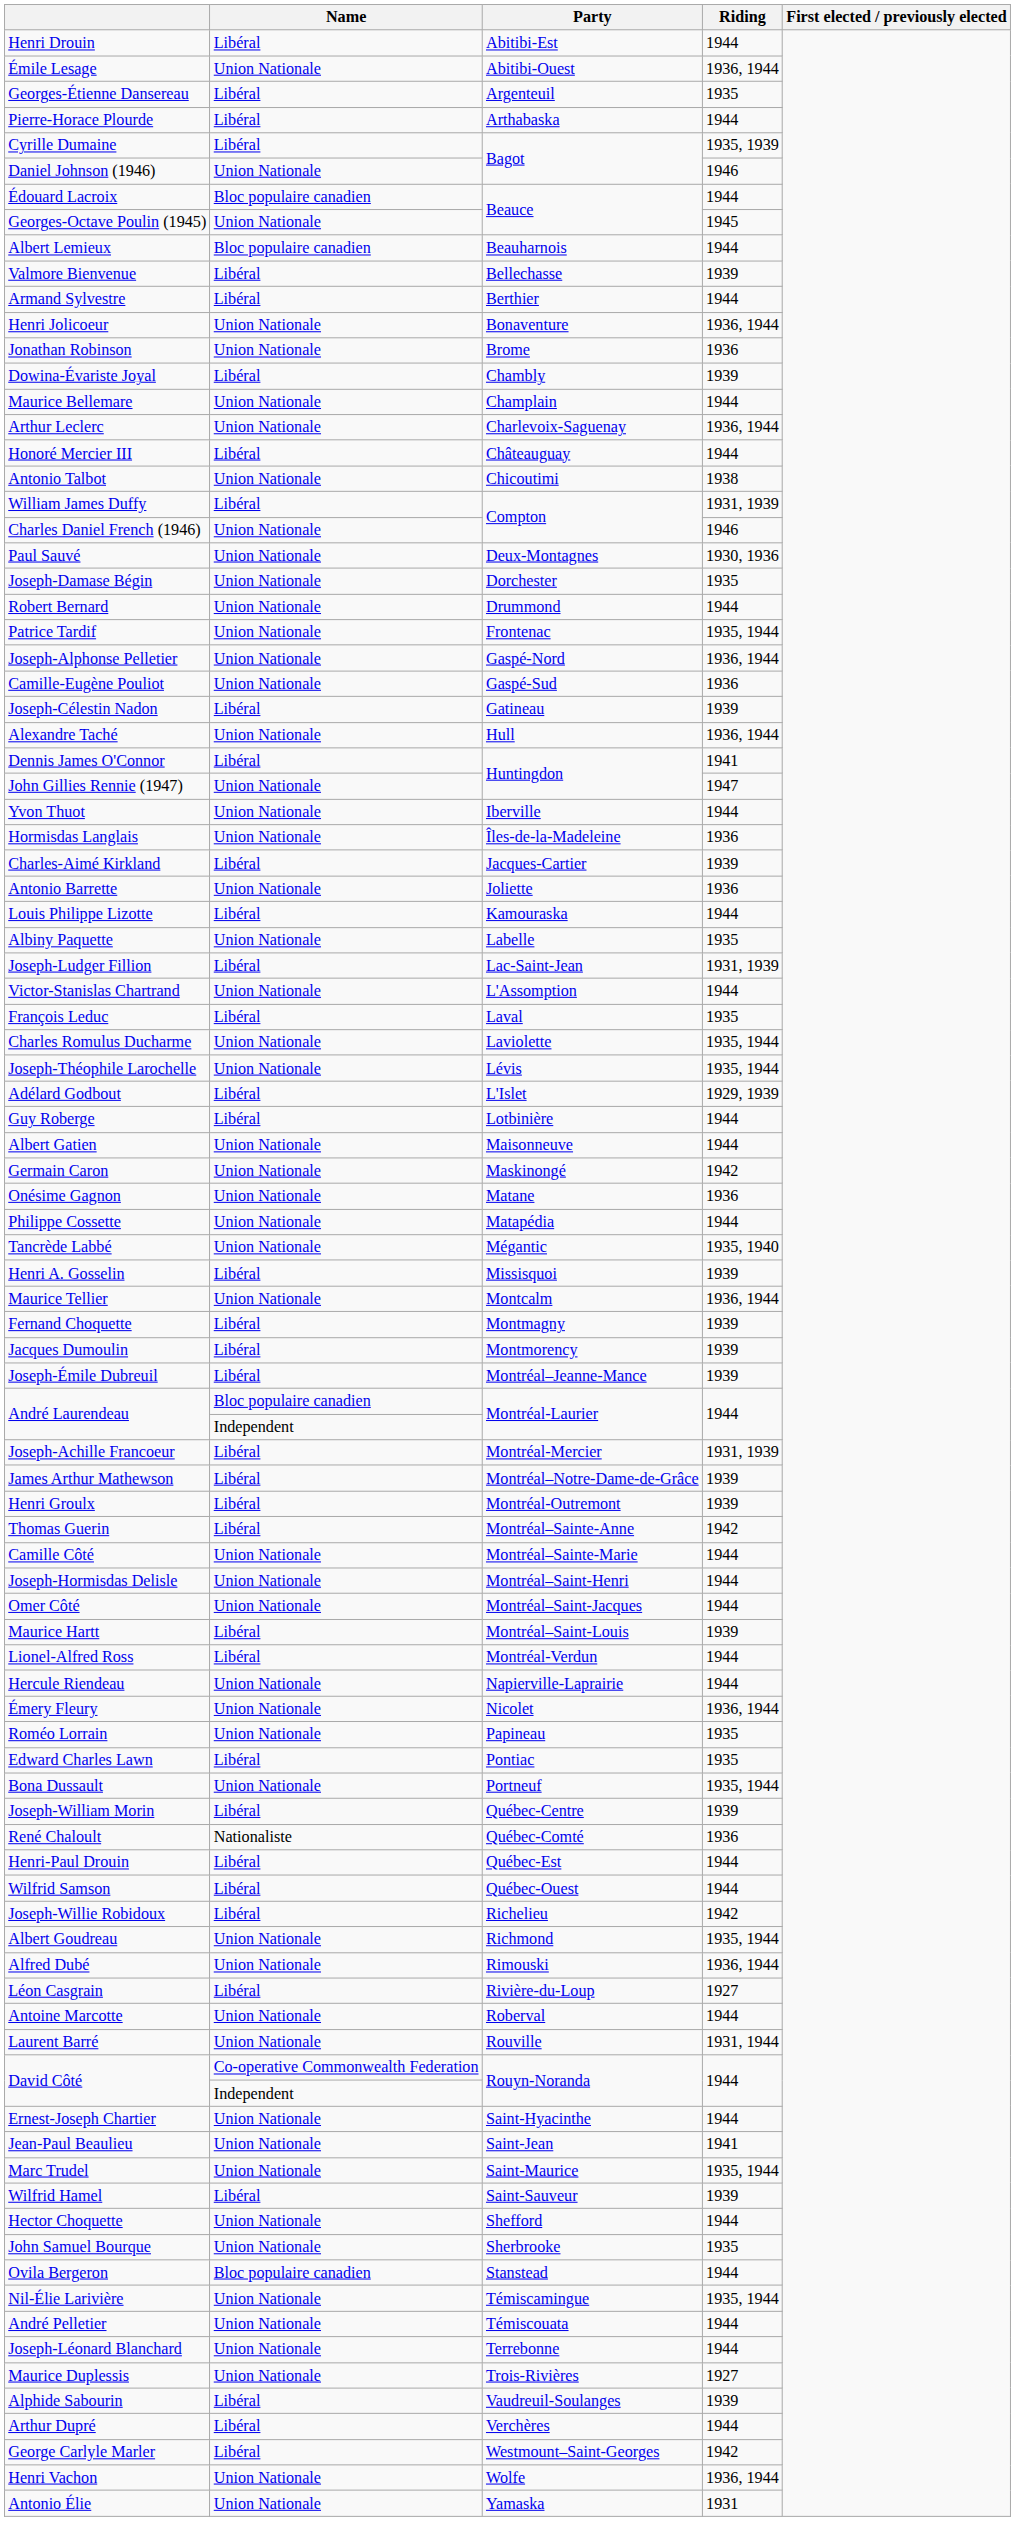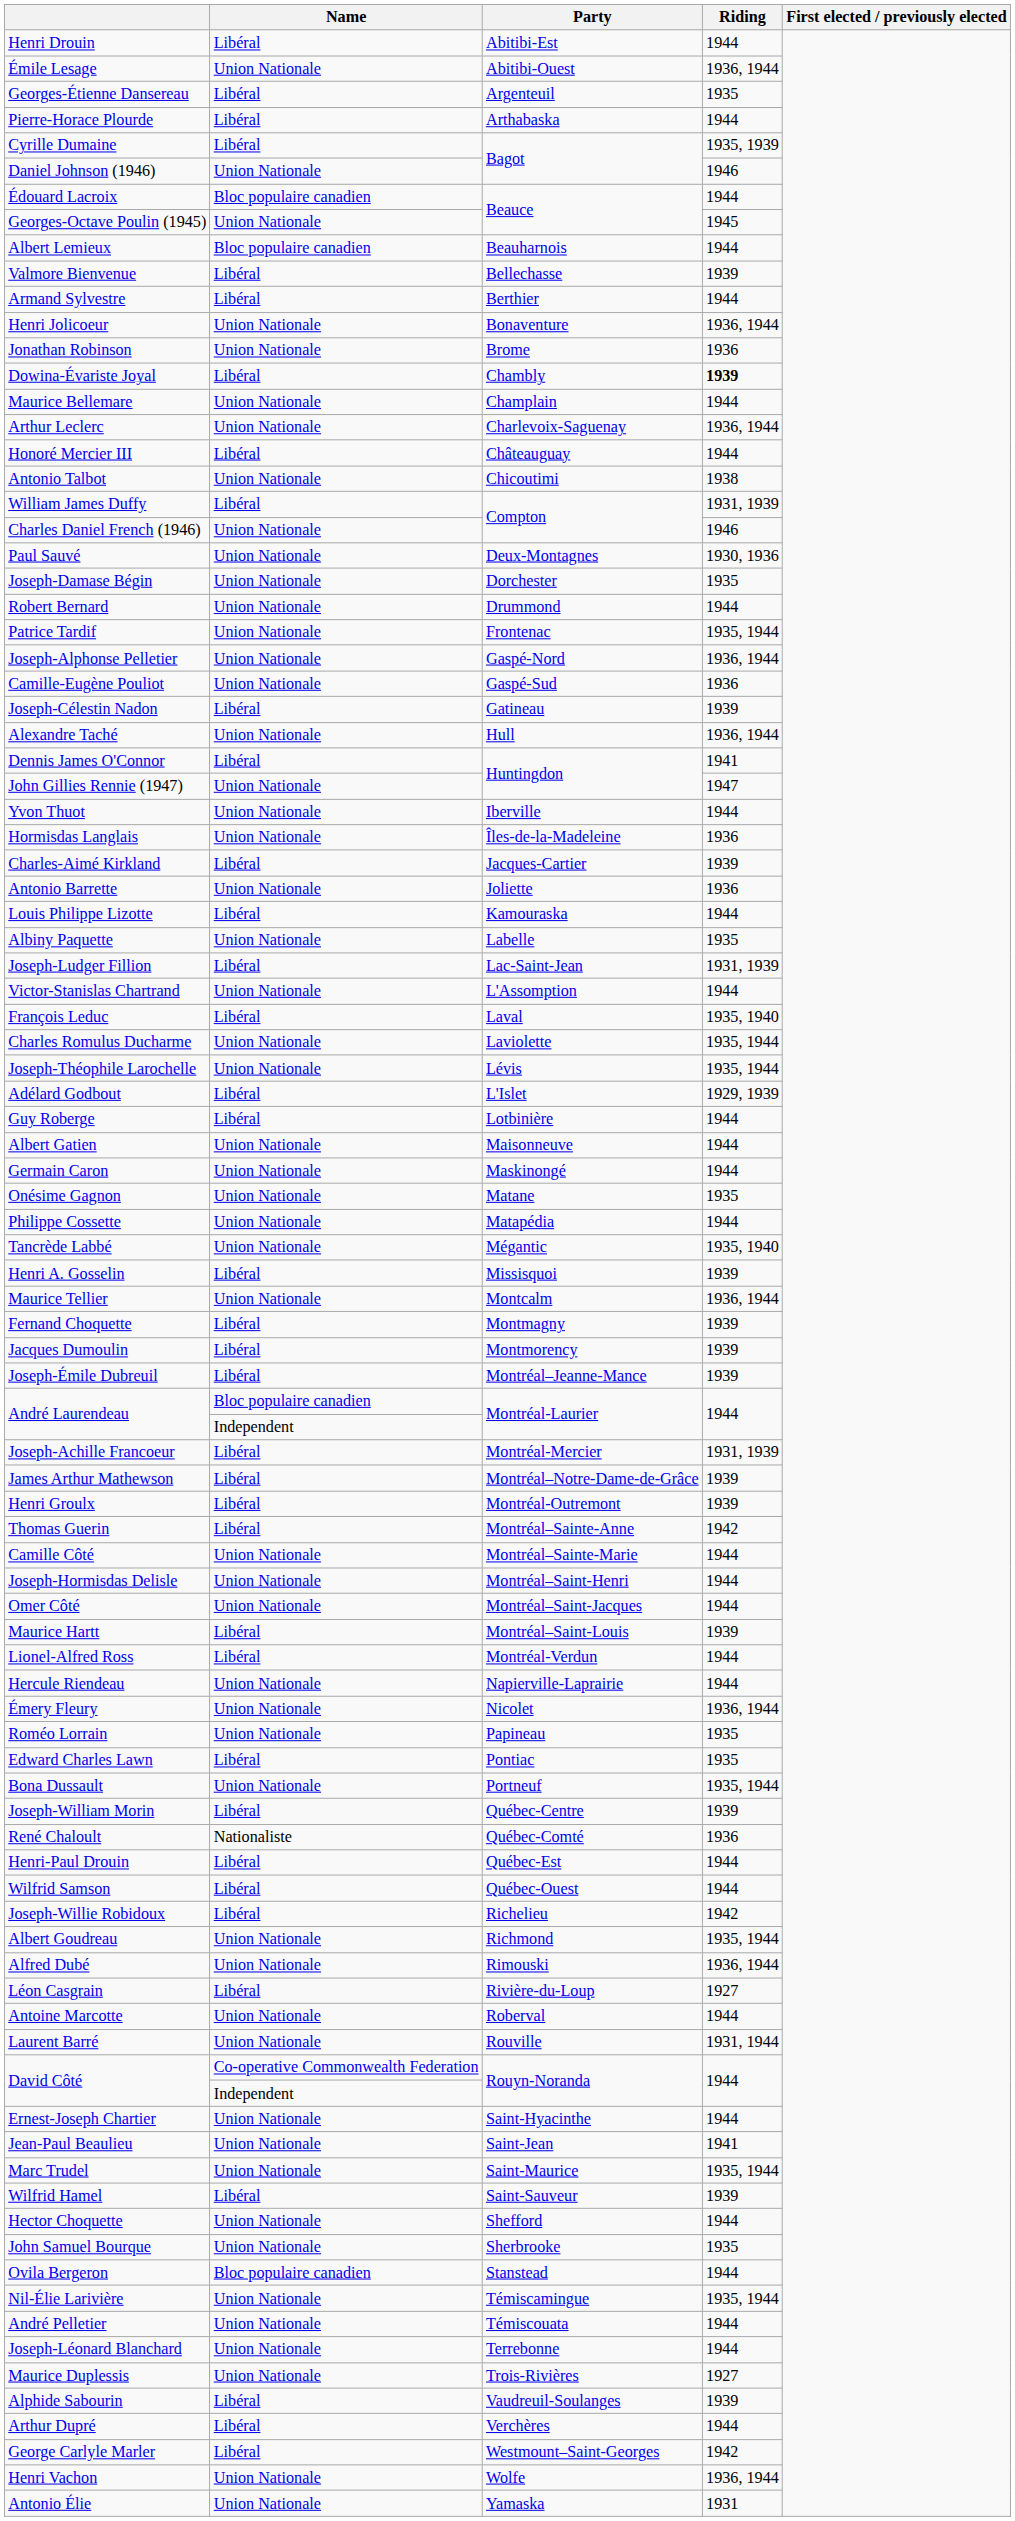(722, 376) normal -> (722, 376) bold
(722, 1016) 1935 -> (742, 1016) 1935, 1940
(722, 1170) 1942 -> (722, 1170) 1944
(722, 1196) 1936 -> (722, 1196) 1935
